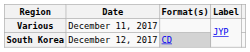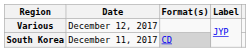(113, 26) December 11, 2017 -> (113, 26) December 12, 2017
(113, 40) December 12, 2017 -> (113, 40) December 11, 2017
